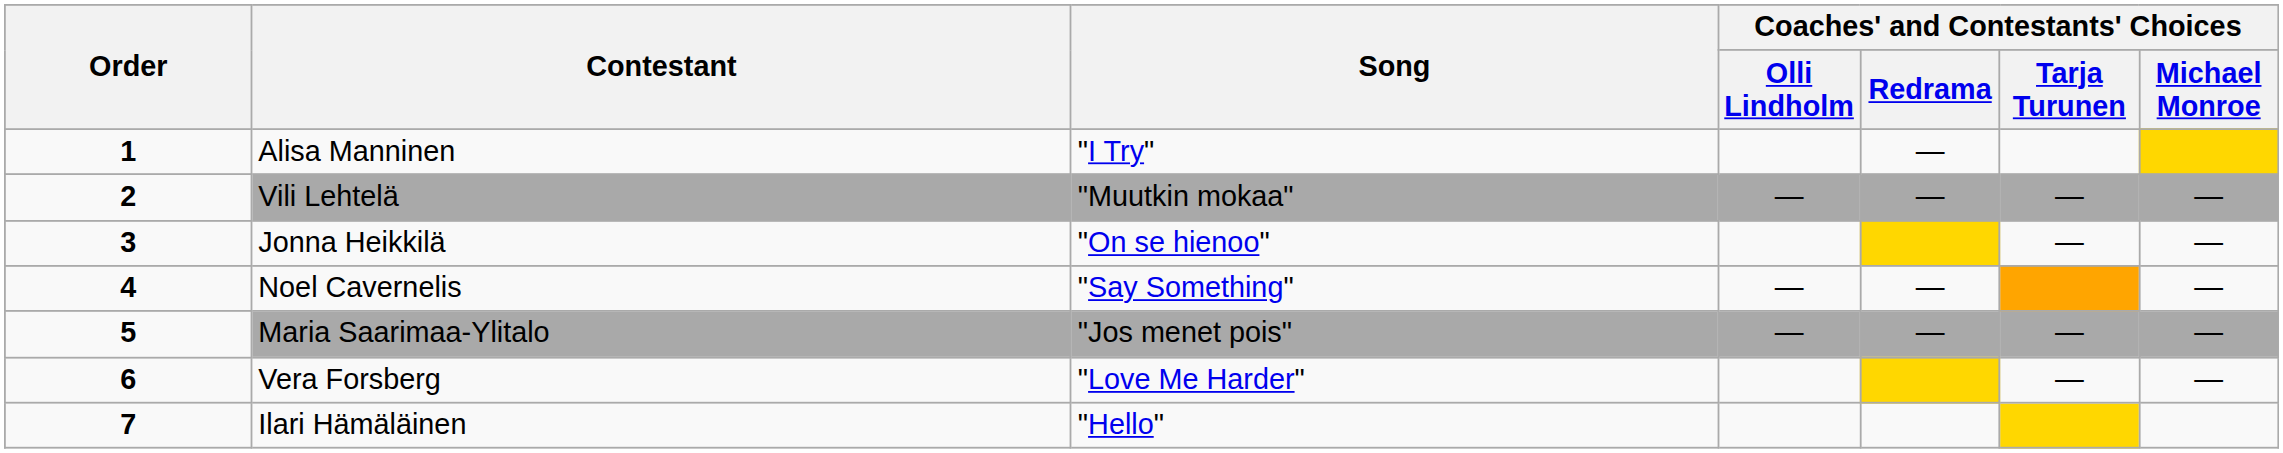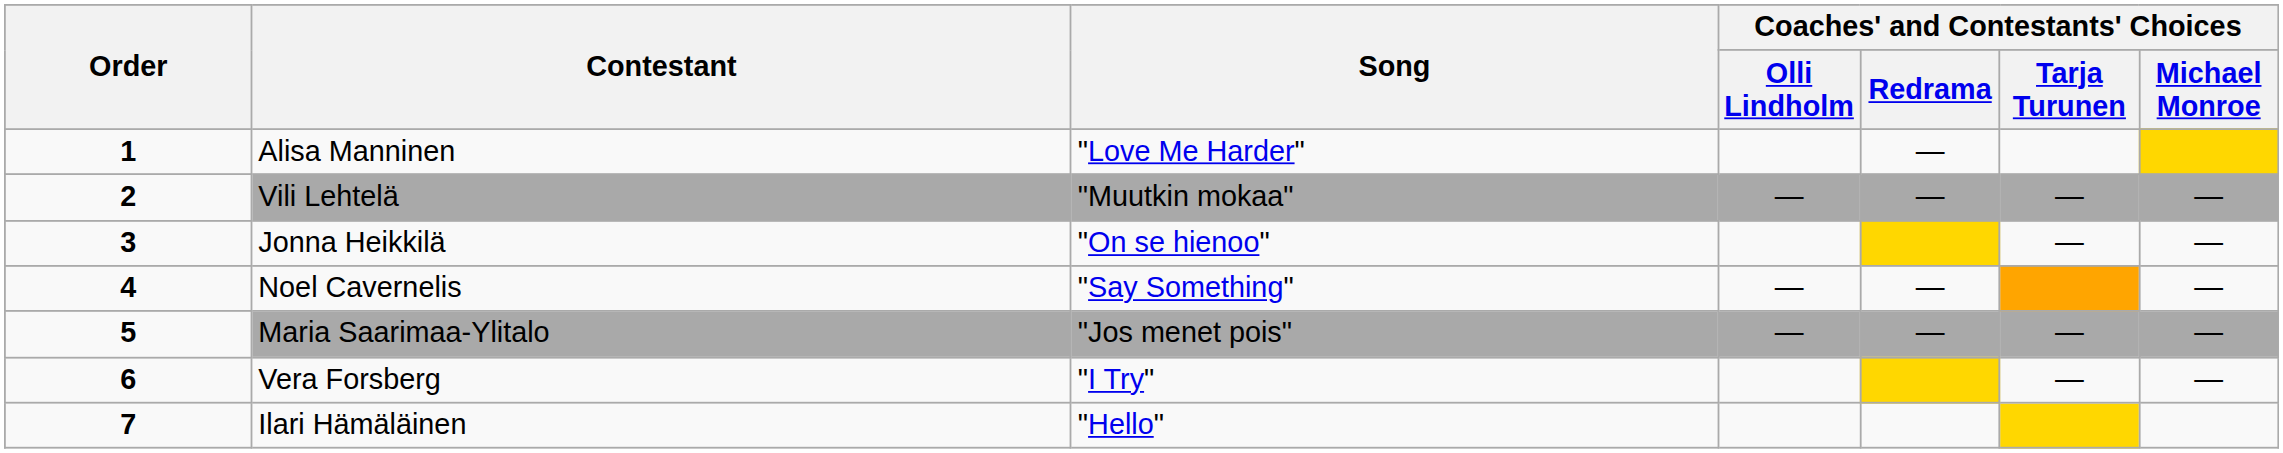(1116, 151) "I Try" -> (1191, 151) "Love Me Harder"
(1191, 379) "Love Me Harder" -> (1116, 379) "I Try"
